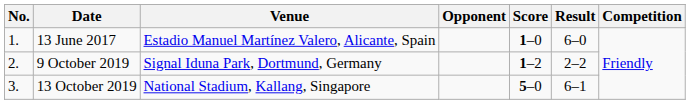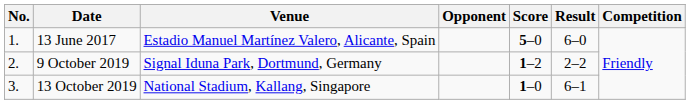(530, 39) 1–0 -> (530, 39) 5–0
(530, 87) 5–0 -> (530, 87) 1–0
